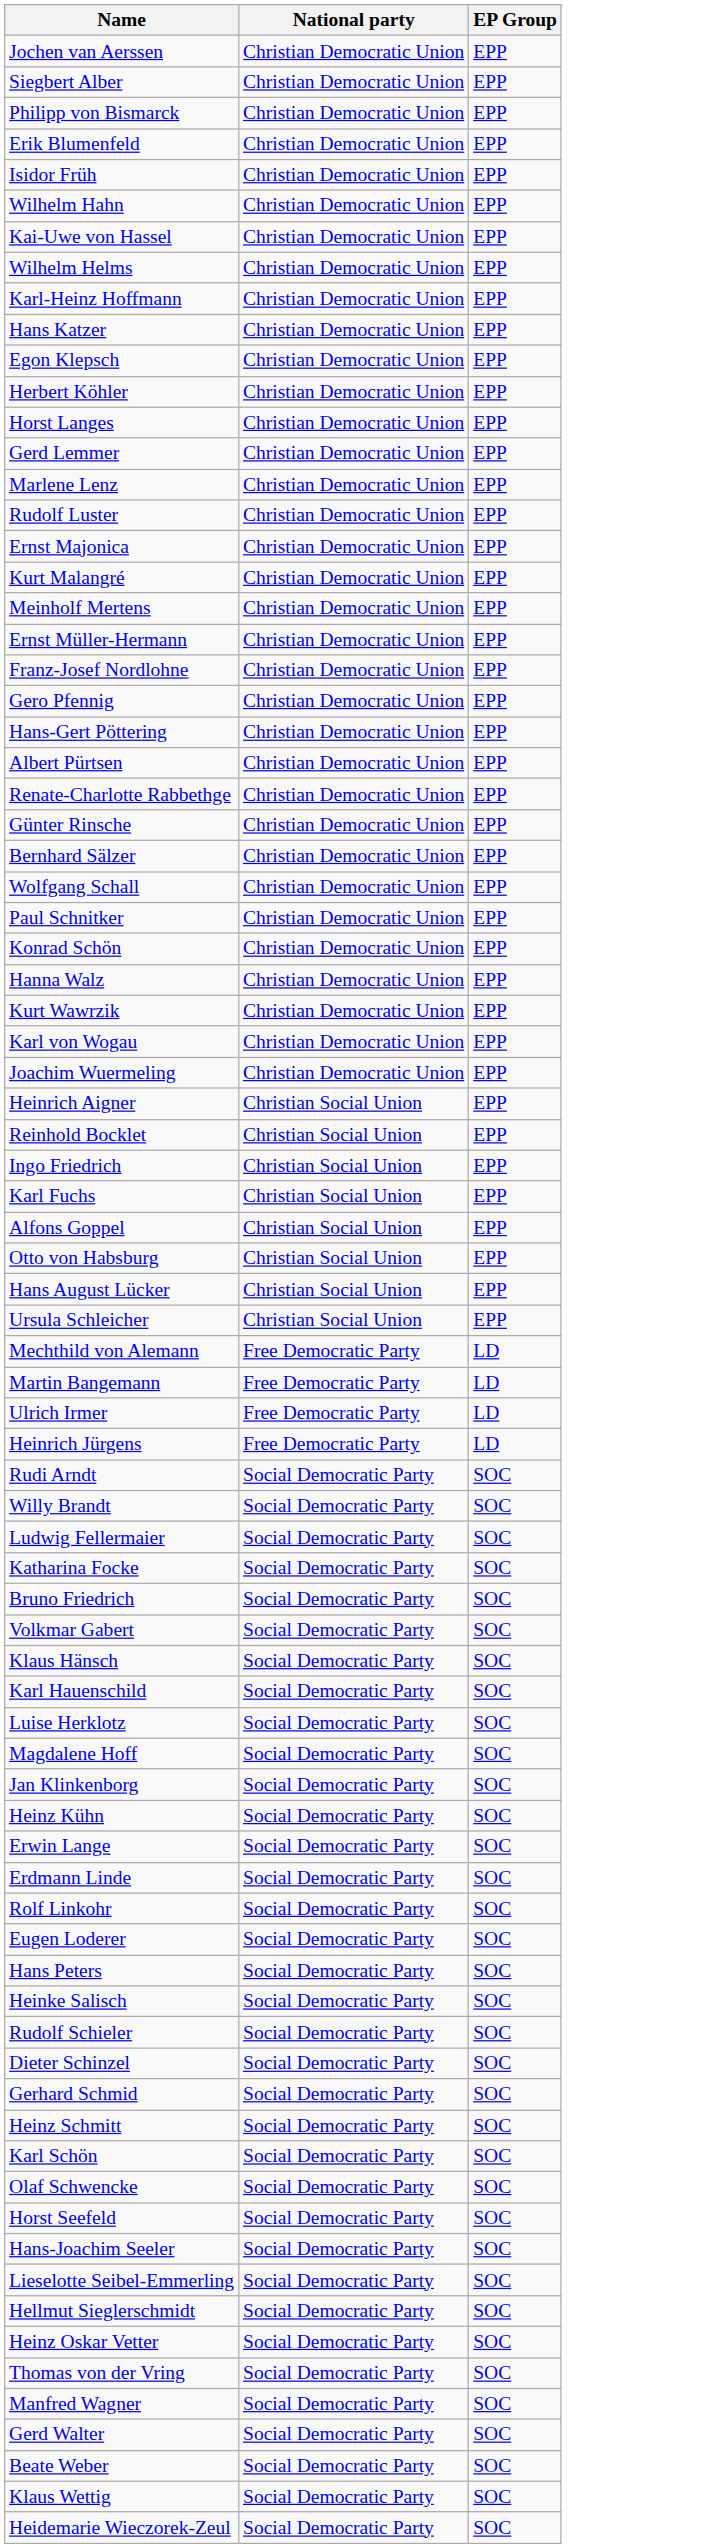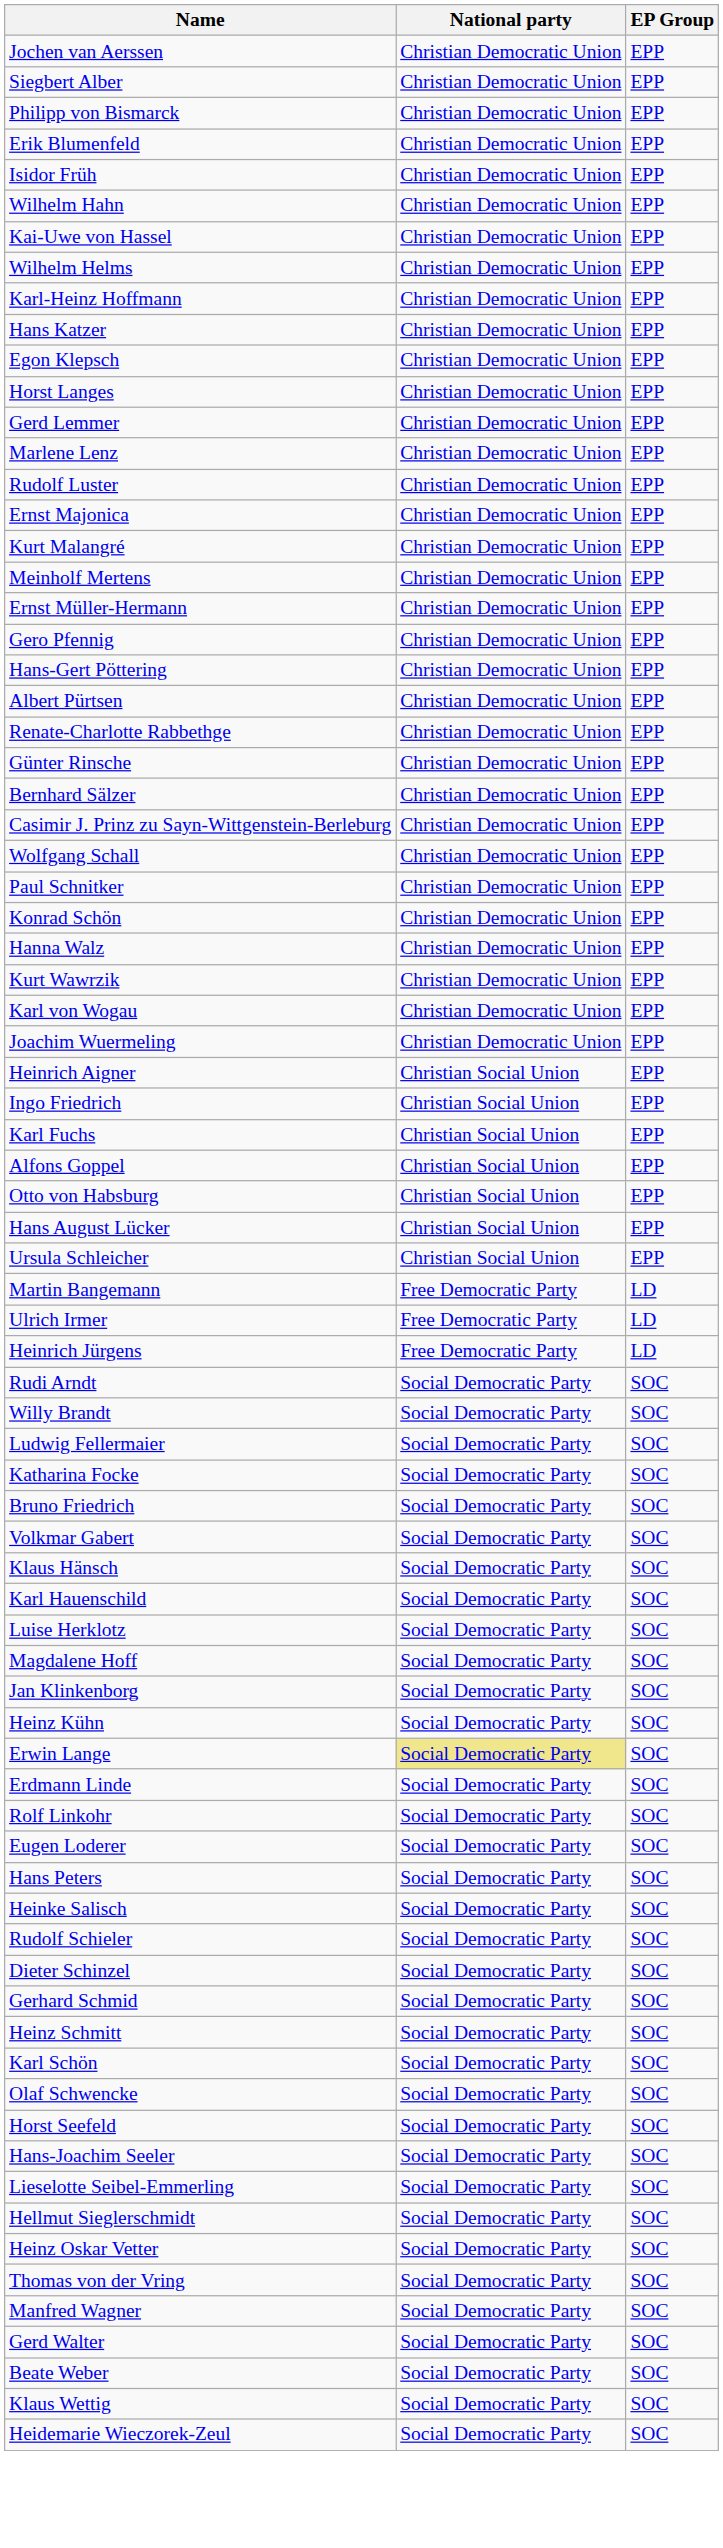- row: (68, 391)
- row: (99, 670)
+ row: (200, 824)
- row: (78, 1134)
- row: (104, 1351)
(338, 1846) no background -> (496, 1753) khaki background
